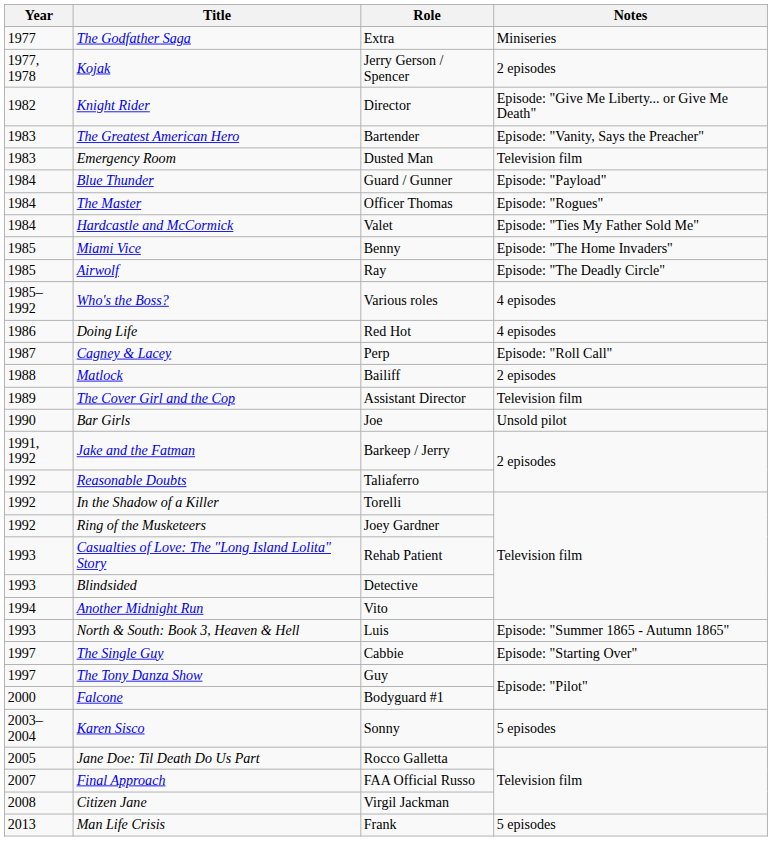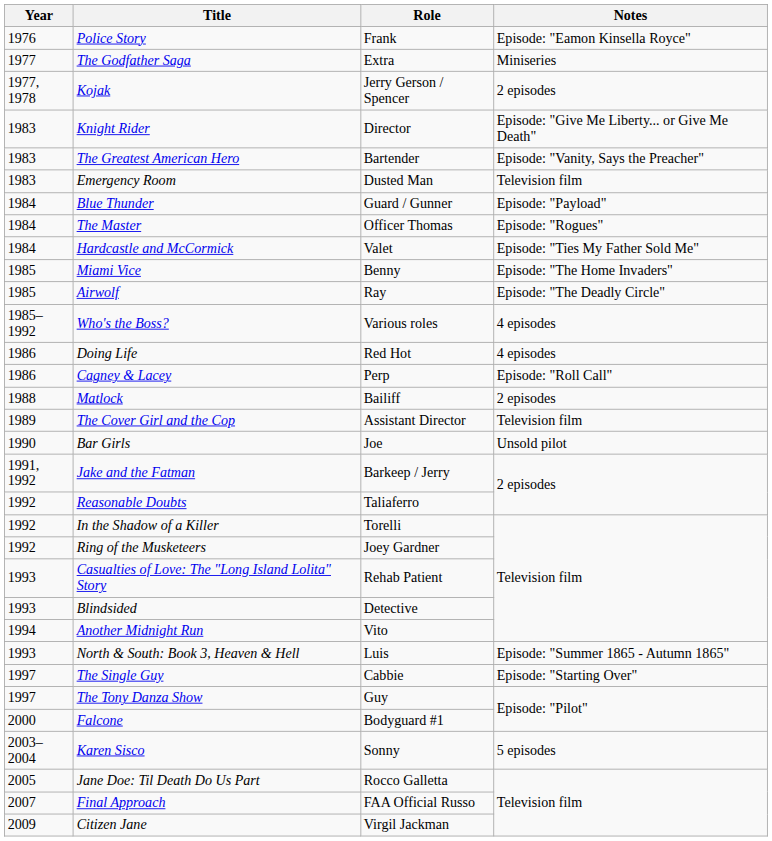+ row: (111, 37)
(22, 106) 1982 -> (22, 128) 1983
(22, 353) 1987 -> (22, 375) 1986
(22, 802) 2008 -> (22, 825) 2009
- row: (121, 825)
